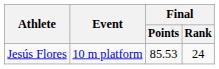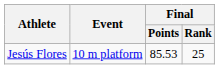(198, 54) 24 -> (198, 54) 25
